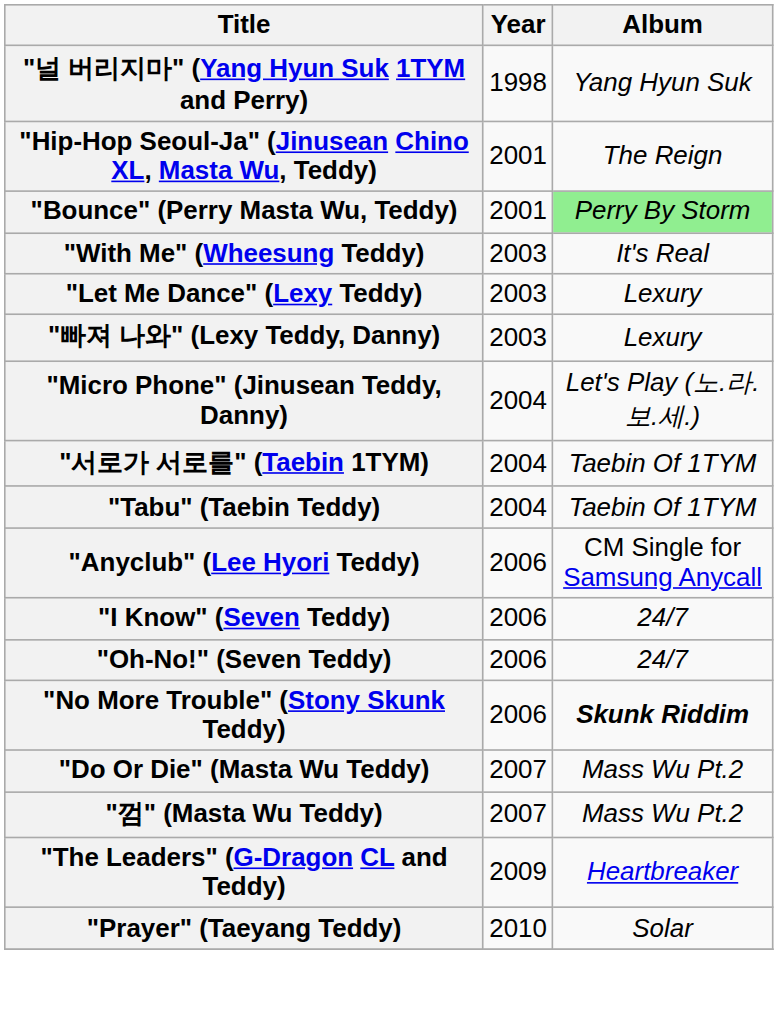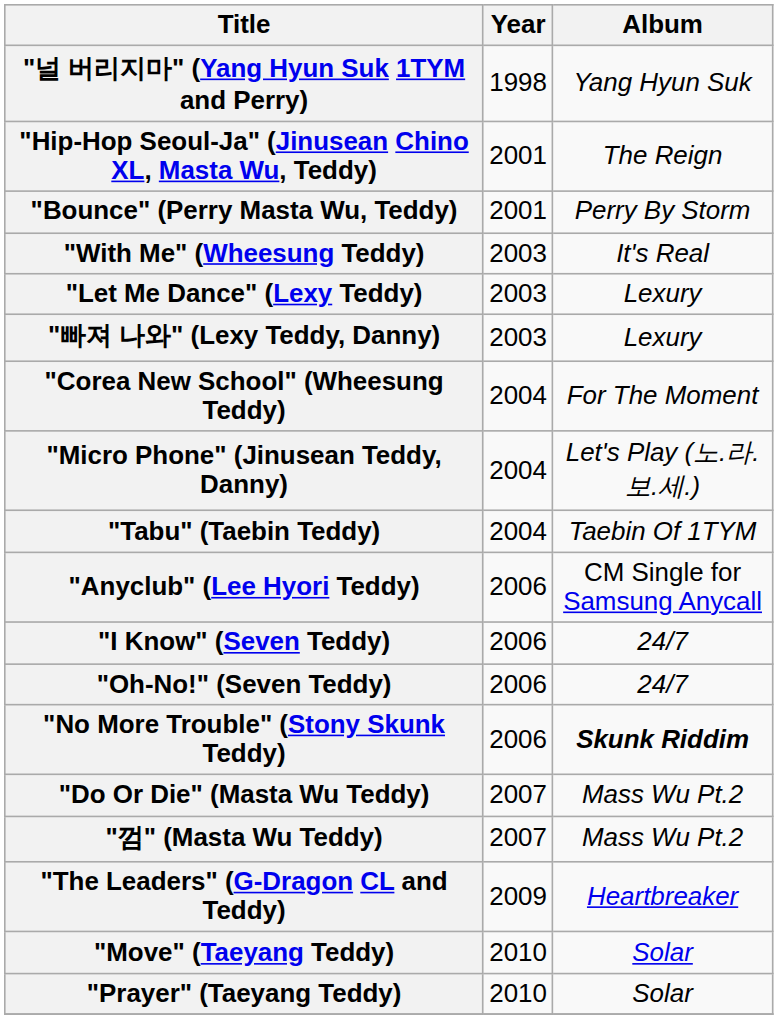(663, 211) lightgreen background -> (663, 211) no background
+ row: (244, 395)
- row: (244, 462)
+ row: (244, 952)
